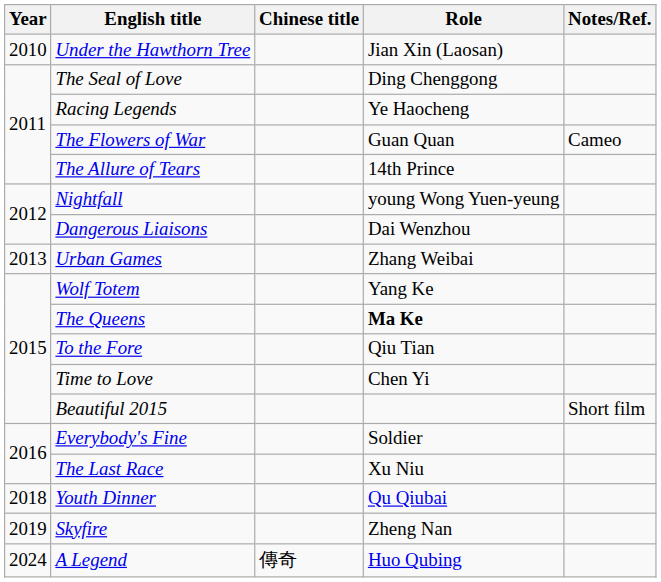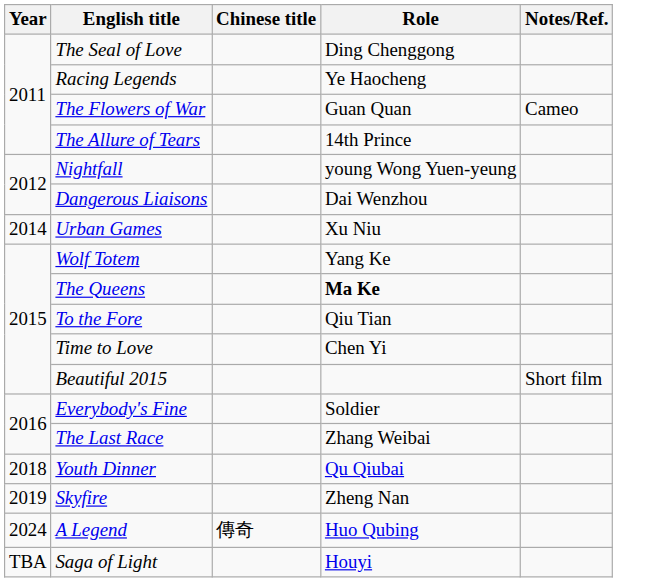- row: (153, 49)
(28, 259) 2013 -> (28, 229) 2014
(421, 259) Zhang Weibai -> (353, 229) Xu Niu
(396, 468) Xu Niu -> (378, 438) Zhang Weibai
+ row: (106, 561)
